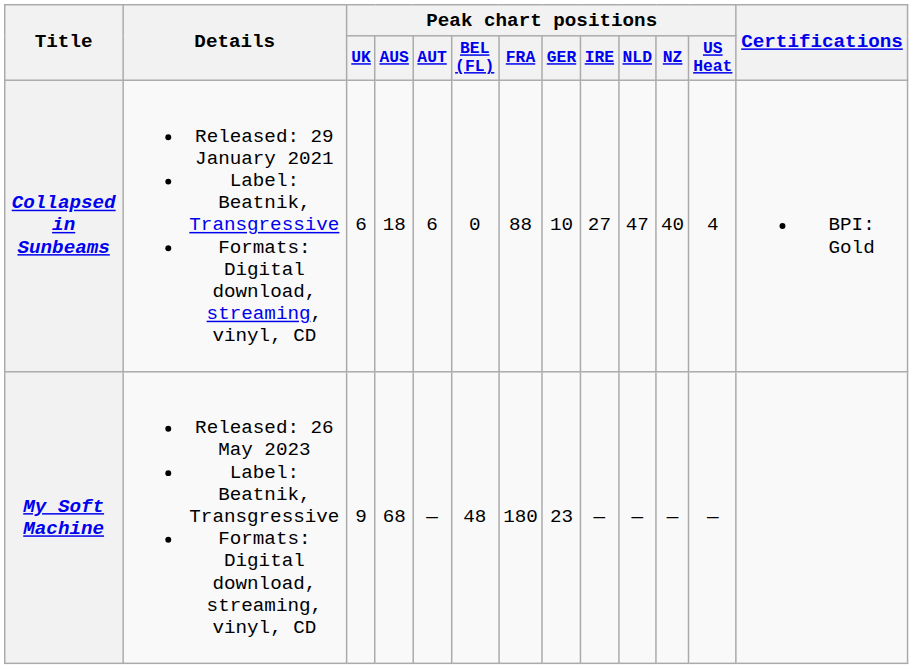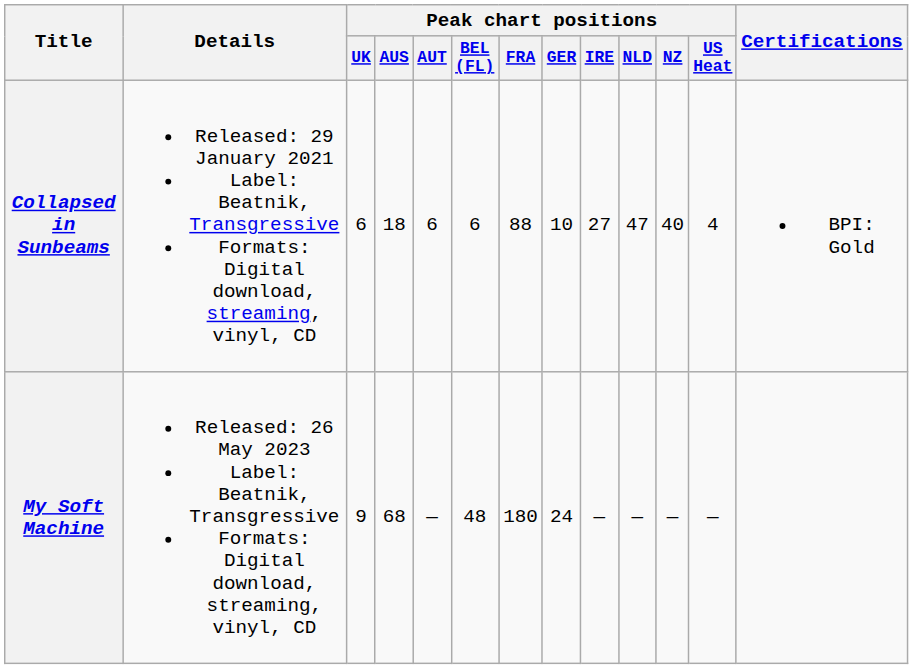(475, 226) 0 -> (475, 226) 6
(562, 517) 23 -> (562, 517) 24
